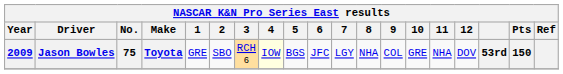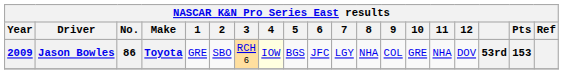(129, 54) 75 -> (129, 54) 86
(522, 54) 150 -> (522, 54) 153
